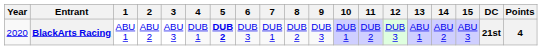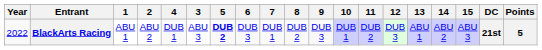columns swapped: (174, 11) <-> (198, 11)
(17, 32) 2020 -> (17, 32) 2022
(520, 32) 4 -> (520, 32) 5
